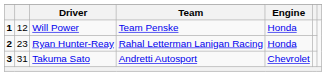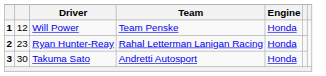(22, 59) 31 -> (22, 59) 30
(289, 59) Chevrolet -> (282, 59) Honda
